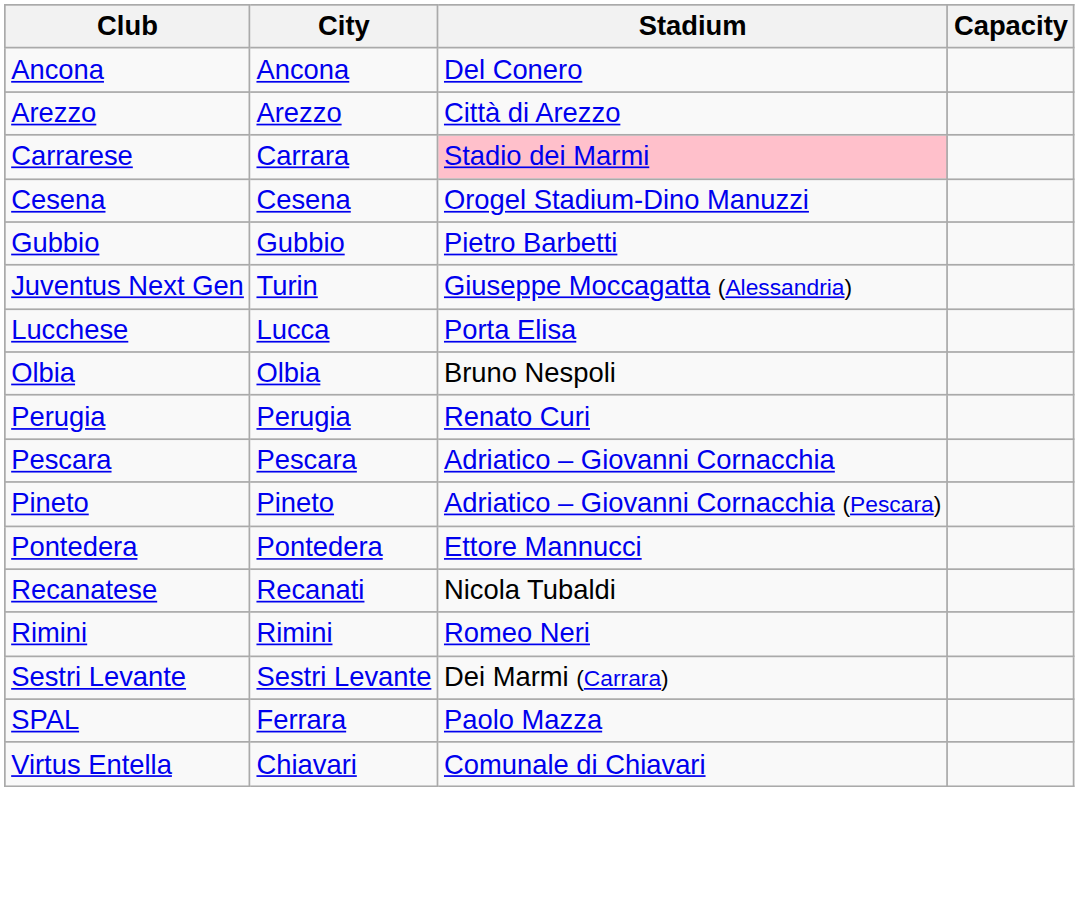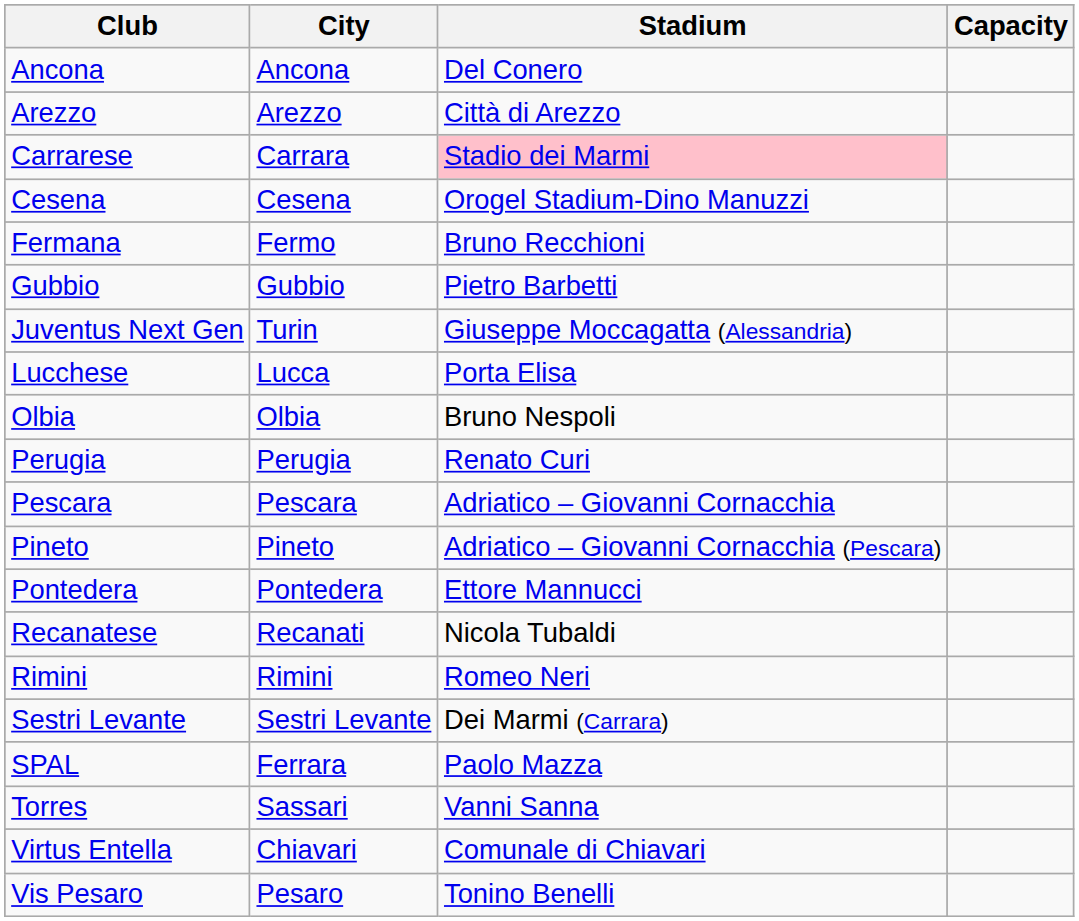+ row: (66, 243)
+ row: (49, 807)
+ row: (77, 894)
